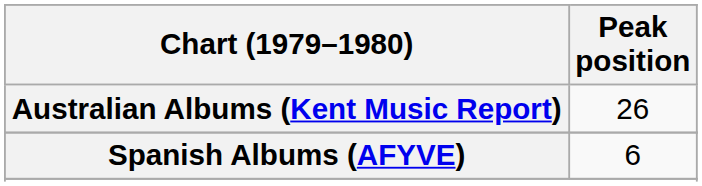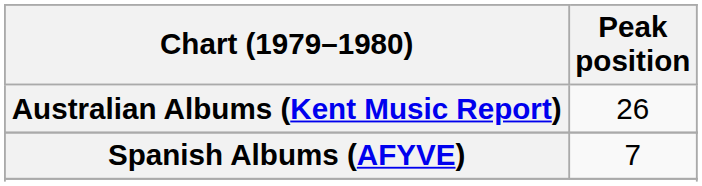(633, 155) 6 -> (633, 155) 7
